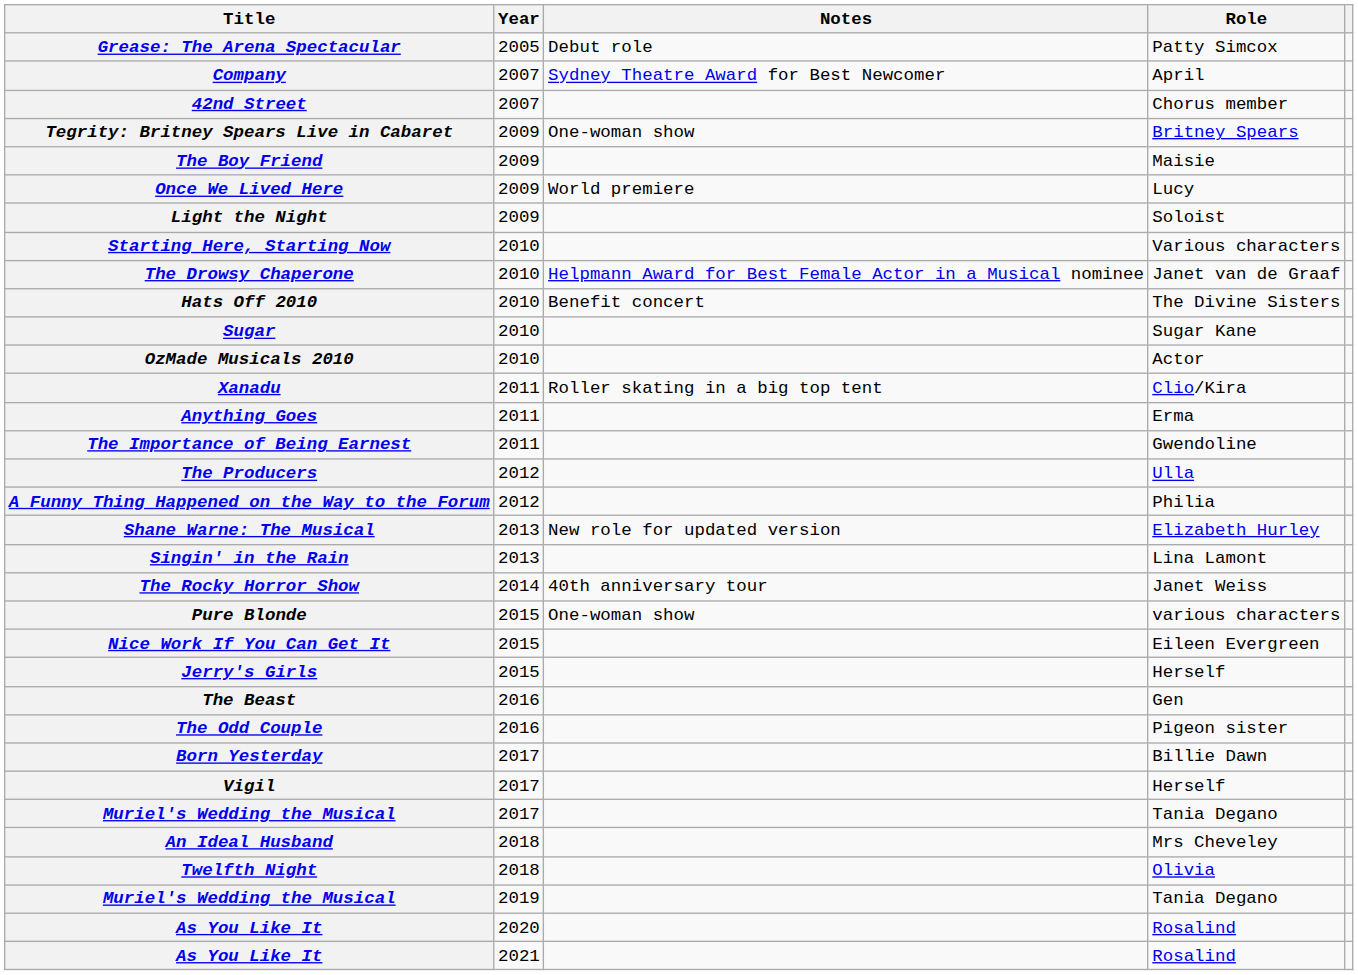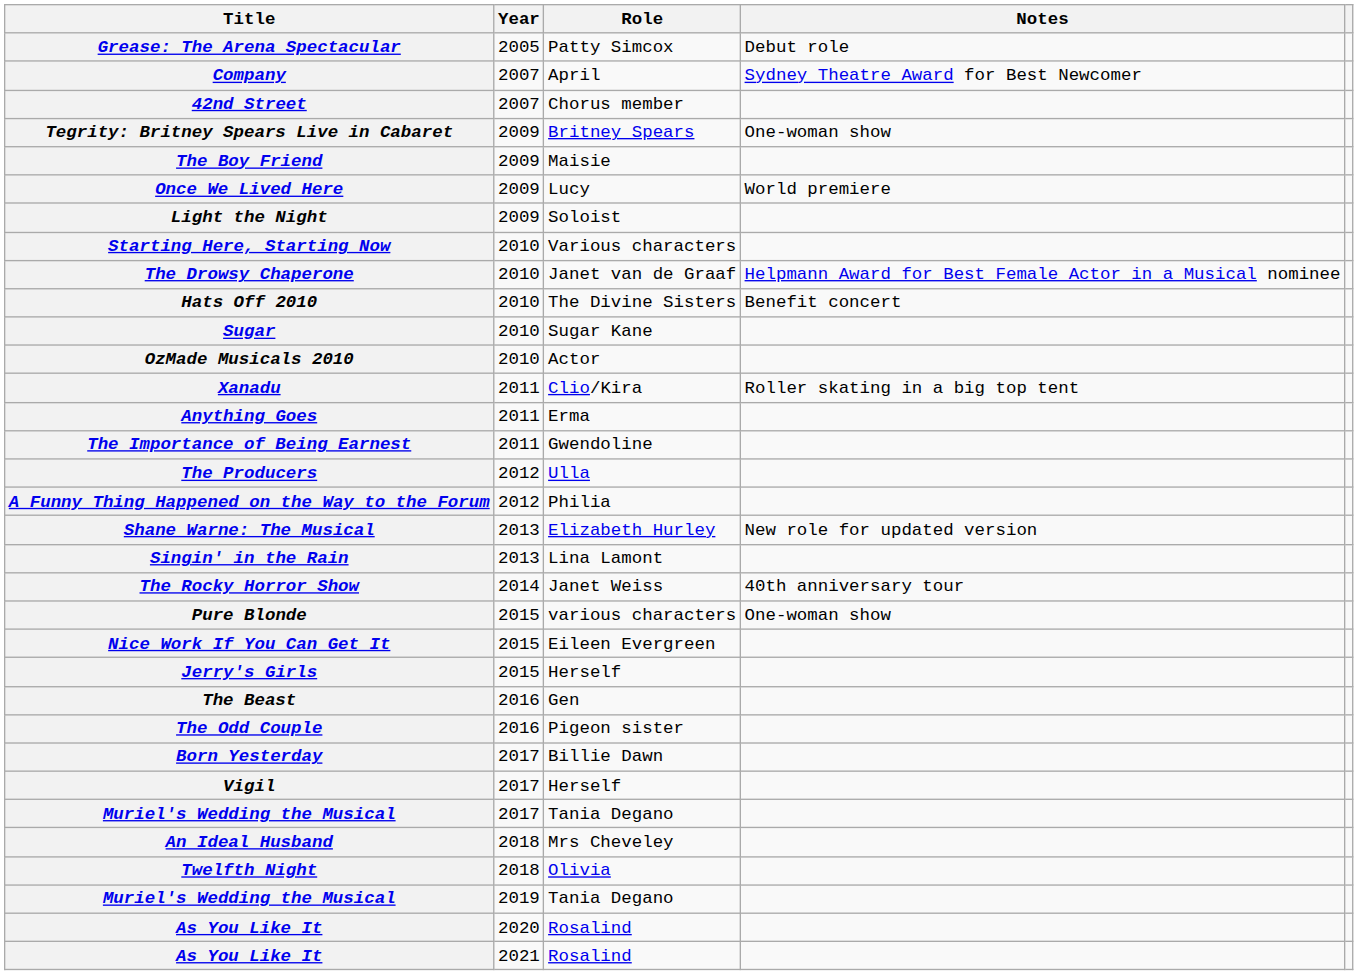columns swapped: (1246, 19) <-> (846, 19)
